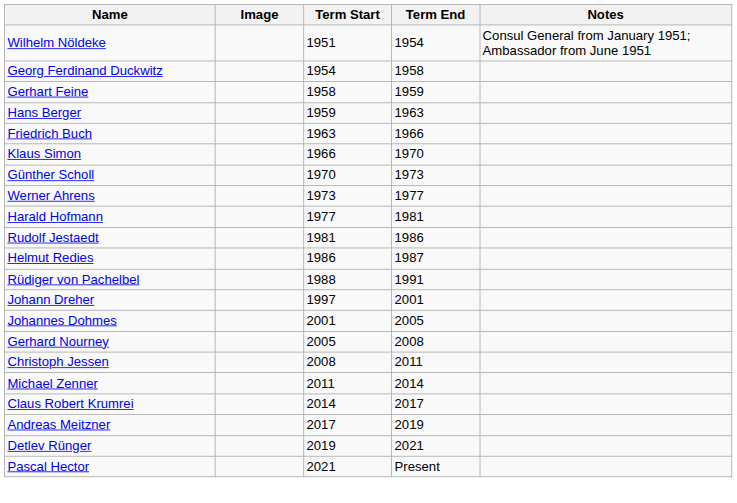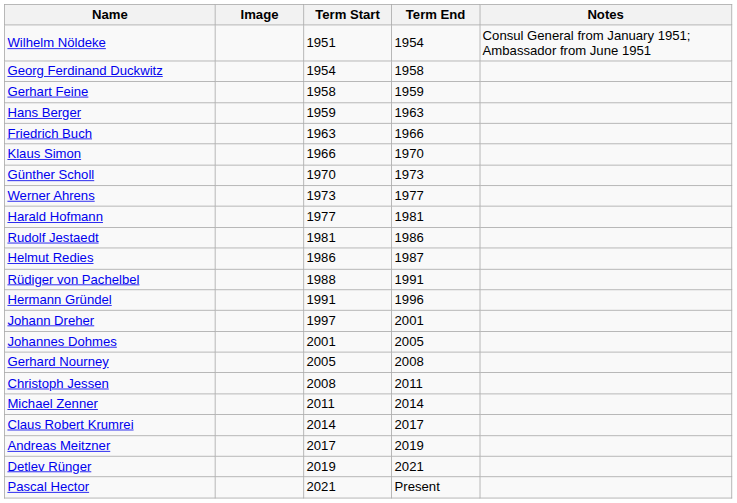+ row: (60, 300)
